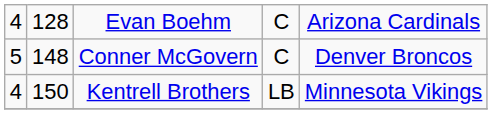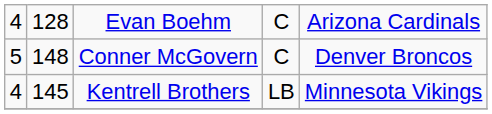(50, 91) 150 -> (50, 91) 145
